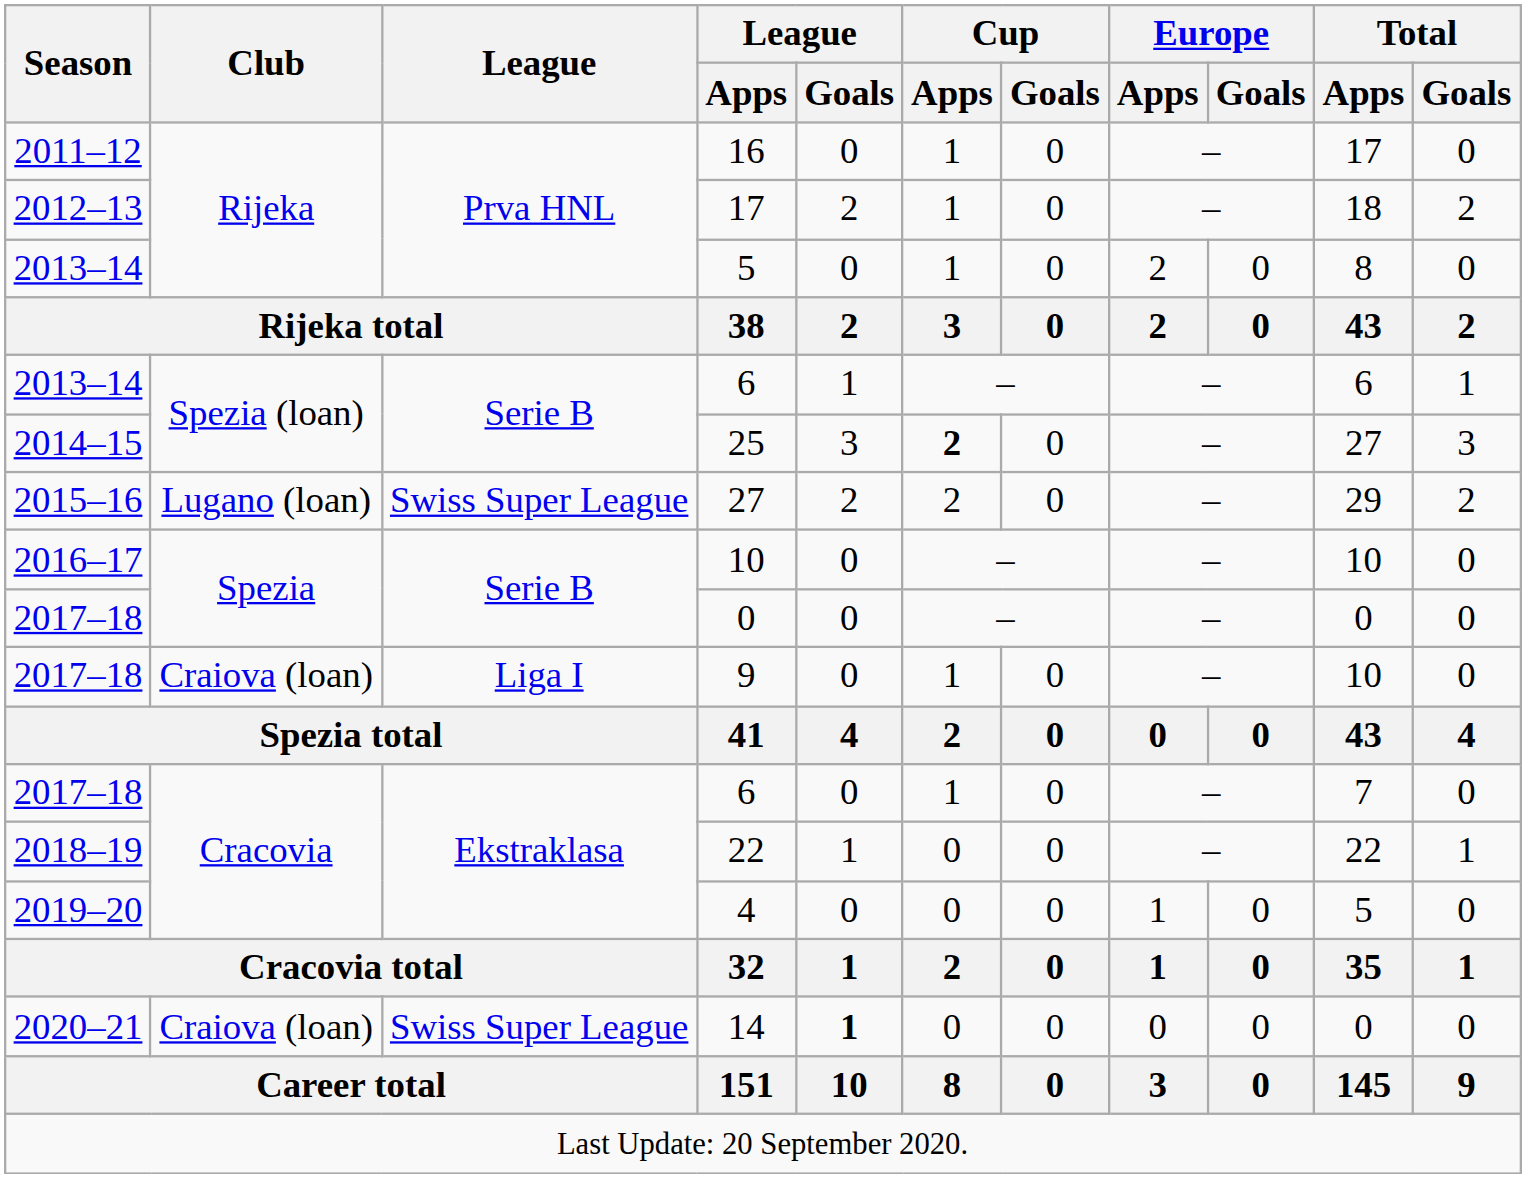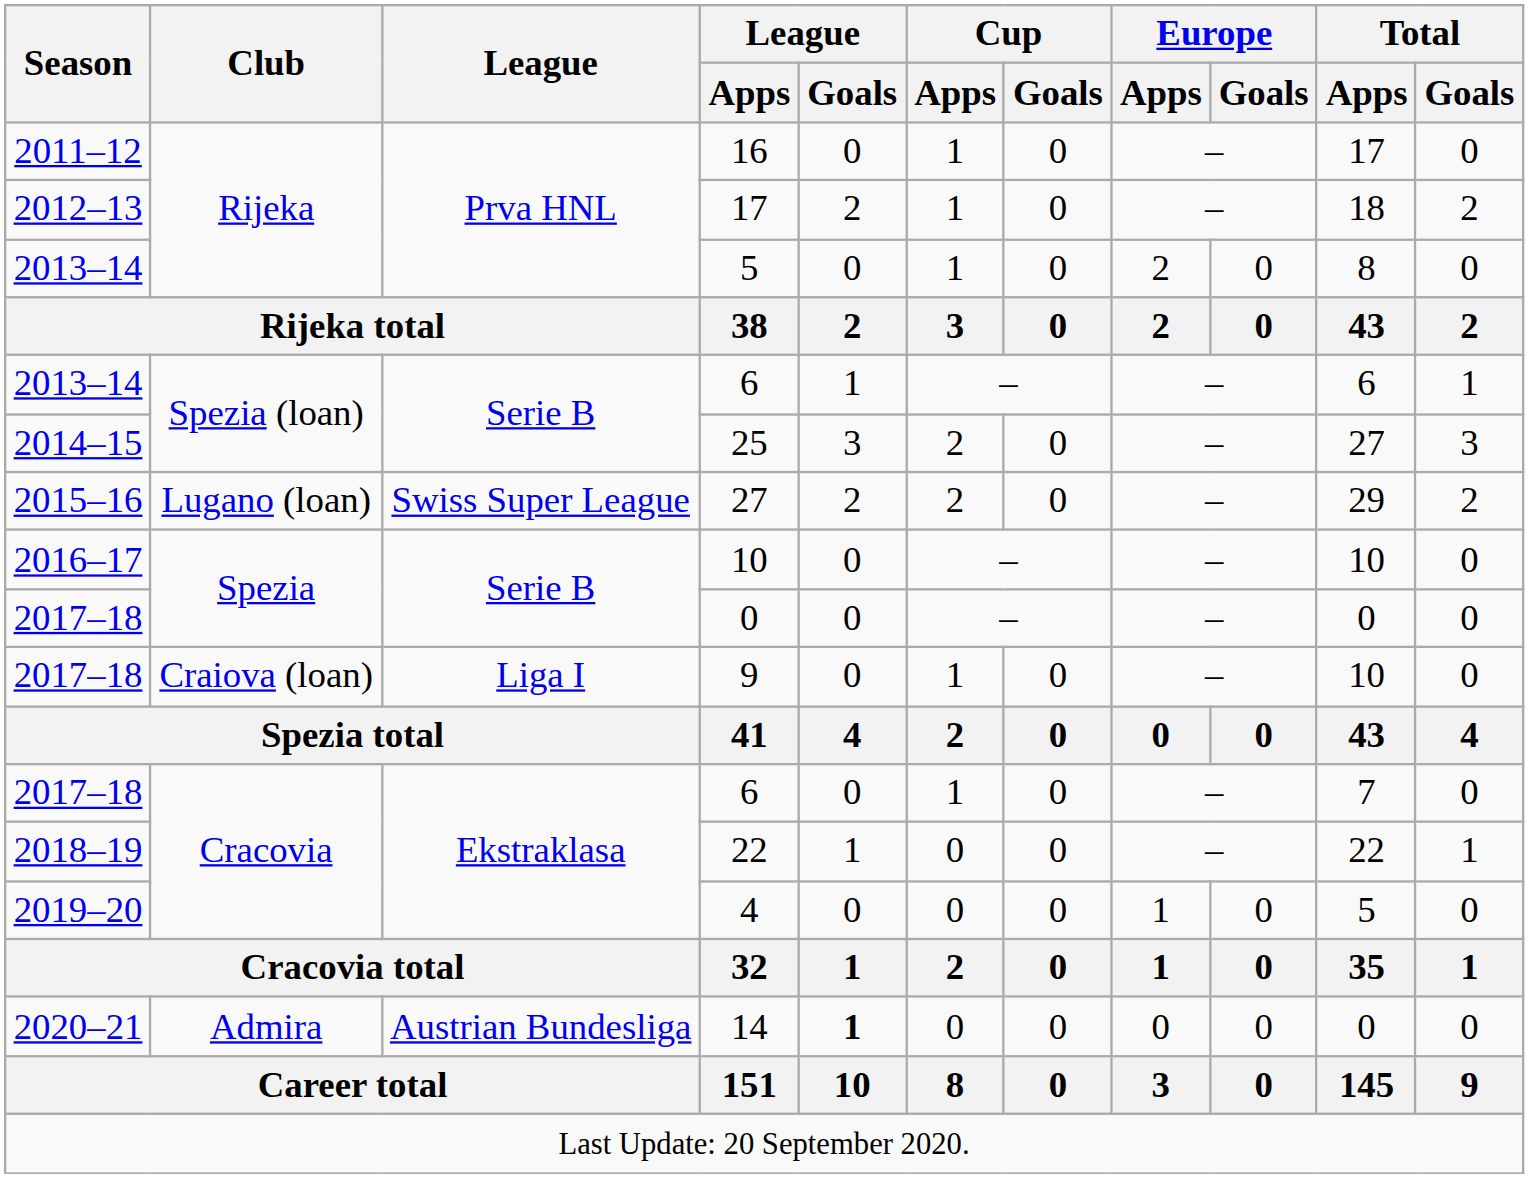(952, 442) bold -> (955, 442) normal
(266, 1025) Craiova (loan) -> (266, 1025) Admira
(539, 1025) Swiss Super League -> (541, 1025) Austrian Bundesliga
